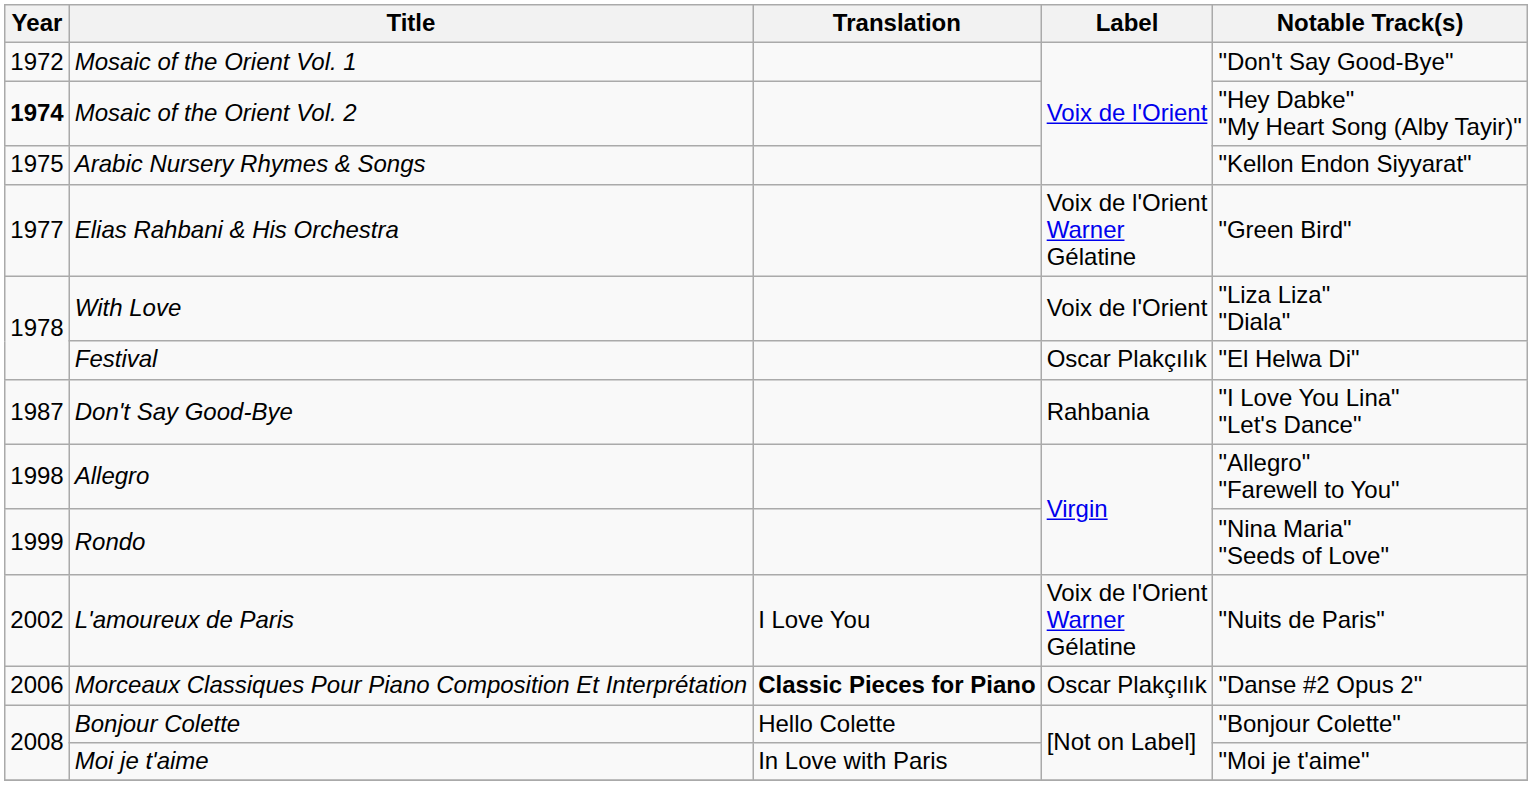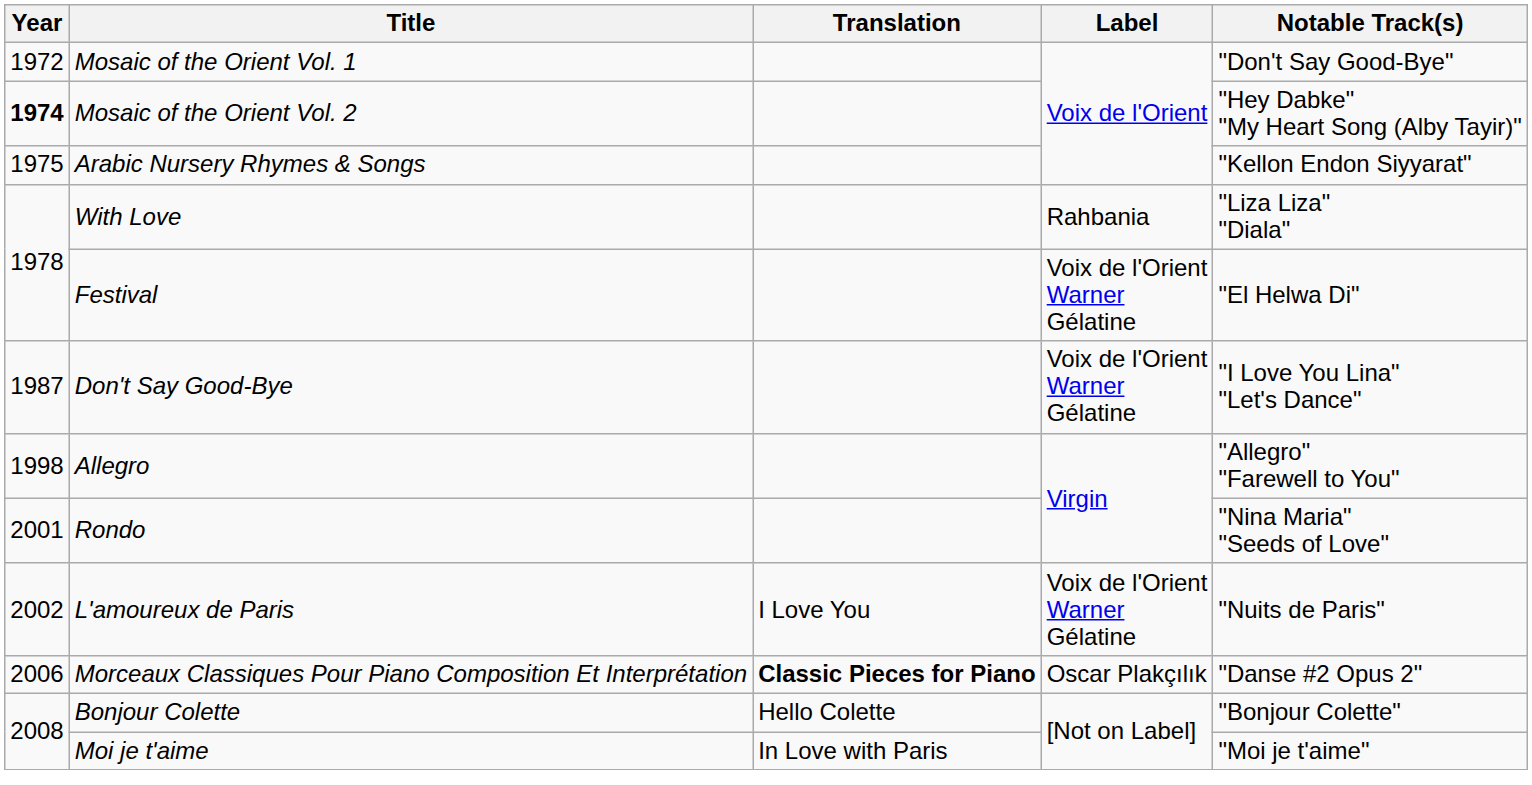- row: (237, 229)
(1127, 308) Voix de l'Orient -> (1098, 216) Rahbania
(1127, 359) Oscar Plakçılık -> (1127, 294) Voix de l'Orient Warner Gélatine
(1098, 411) Rahbania -> (1127, 386) Voix de l'Orient Warner Gélatine
(37, 541) 1999 -> (37, 530) 2001
